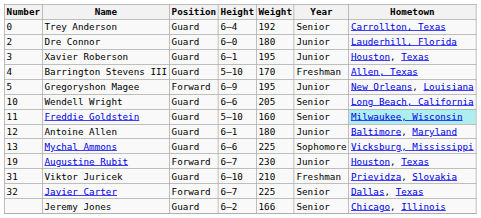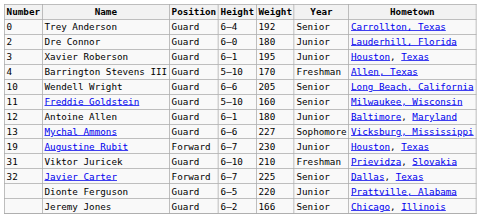- row: (92, 87)
(407, 117) paleturquoise background -> (407, 102) no background
(267, 147) 225 -> (267, 132) 227
+ row: (86, 192)
